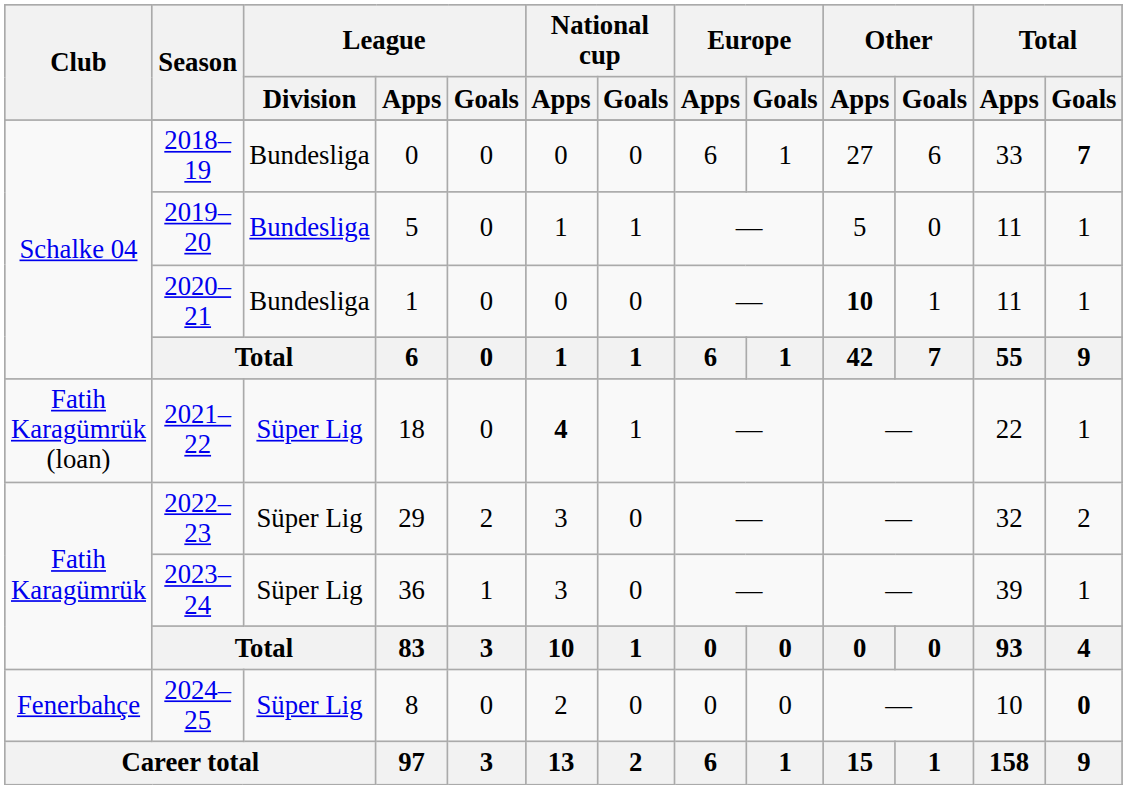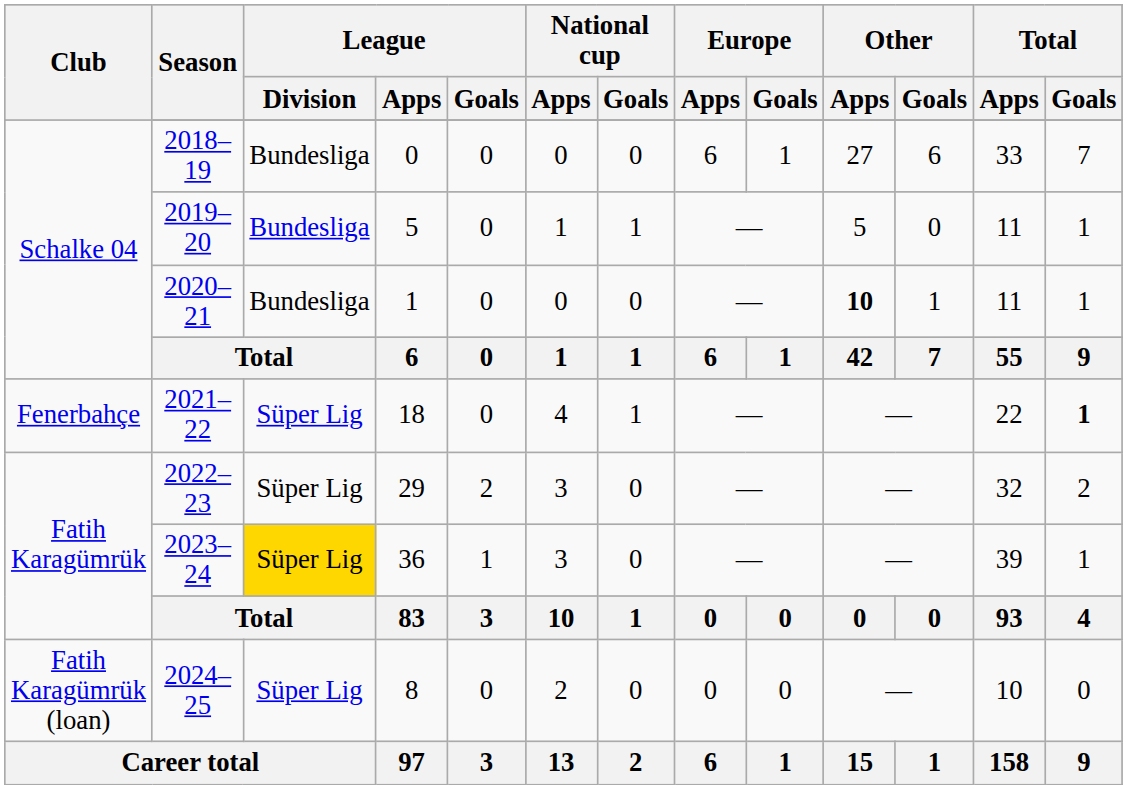(1084, 155) bold -> (1084, 155) normal
(79, 430) Fatih Karagümrük (loan) -> (79, 415) Fenerbahçe
(561, 430) bold -> (561, 415) normal
(1084, 430) normal -> (1084, 415) bold
(309, 590) no background -> (309, 560) gold background
(79, 704) Fenerbahçe -> (79, 689) Fatih Karagümrük (loan)
(1084, 704) bold -> (1084, 689) normal
